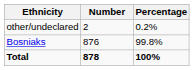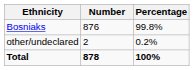rows swapped: (26, 42) <-> (43, 27)
